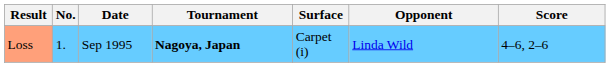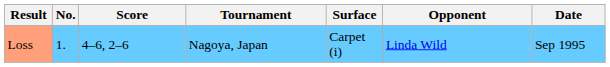columns swapped: (115, 15) <-> (552, 15)
(198, 44) bold -> (228, 44) normal
